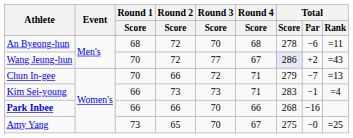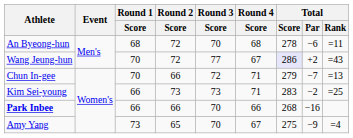(312, 92) −1 -> (312, 92) −2
(335, 92) =4 -> (335, 92) =25
(312, 125) −0 -> (312, 125) −9
(335, 125) =25 -> (335, 125) =4
